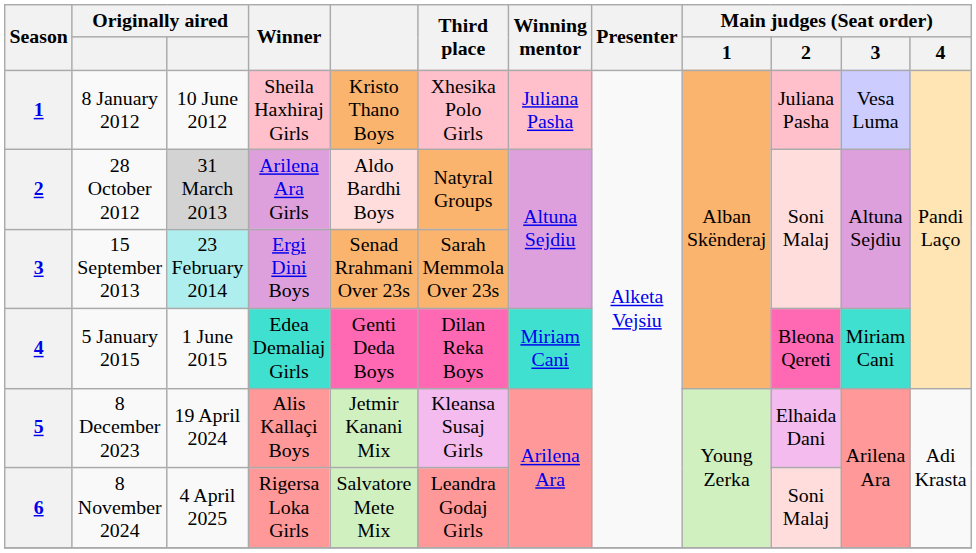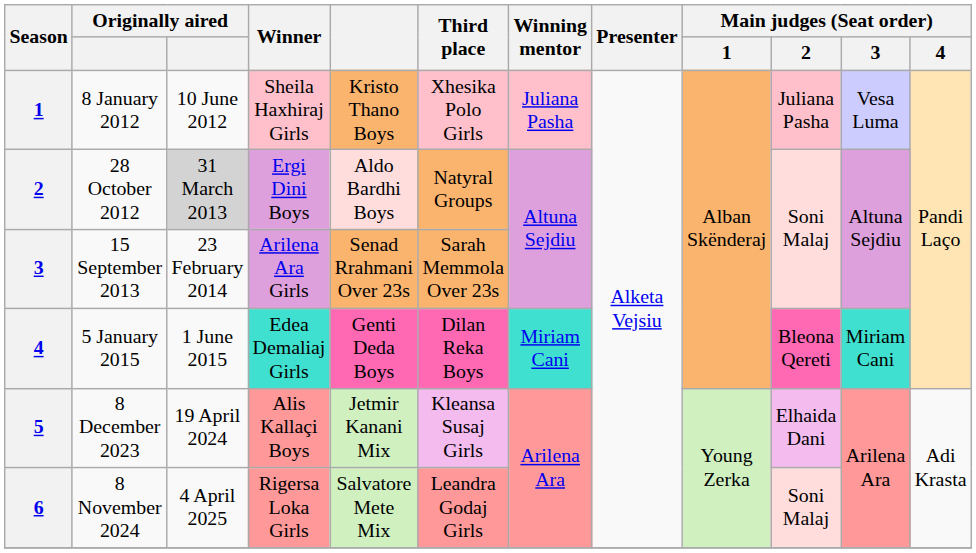(289, 188) Arilena Ara Girls -> (289, 188) Ergi Dini Boys
(207, 268) paleturquoise background -> (207, 268) no background
(289, 268) Ergi Dini Boys -> (289, 268) Arilena Ara Girls
